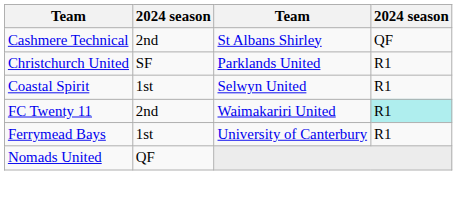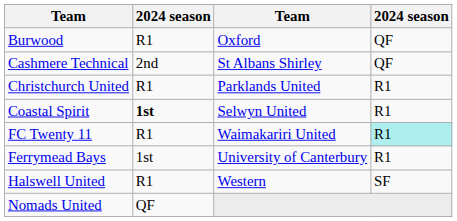+ row: (36, 39)
(144, 63) SF -> (145, 87) R1
(145, 87) normal -> (145, 110) bold
(147, 110) 2nd -> (145, 134) R1
+ row: (56, 181)
